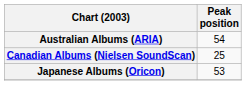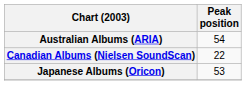(219, 55) 25 -> (219, 55) 22
